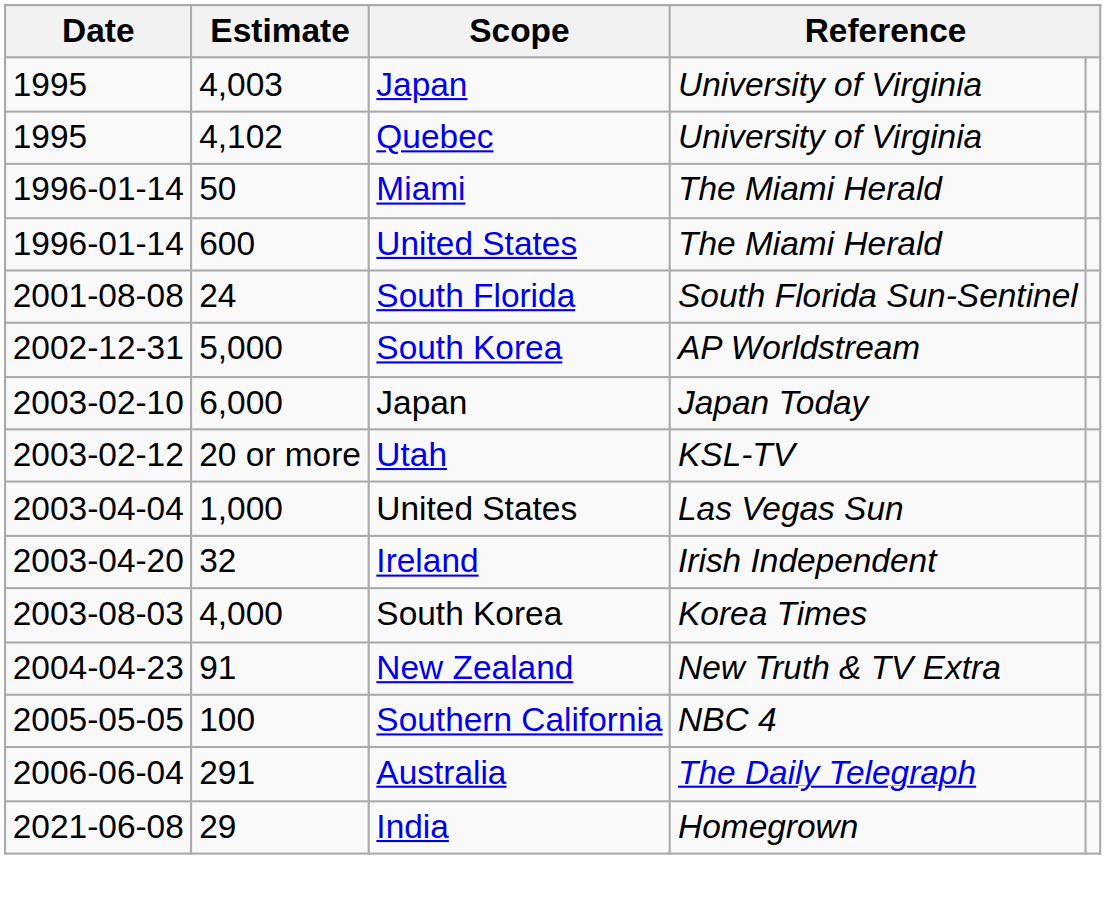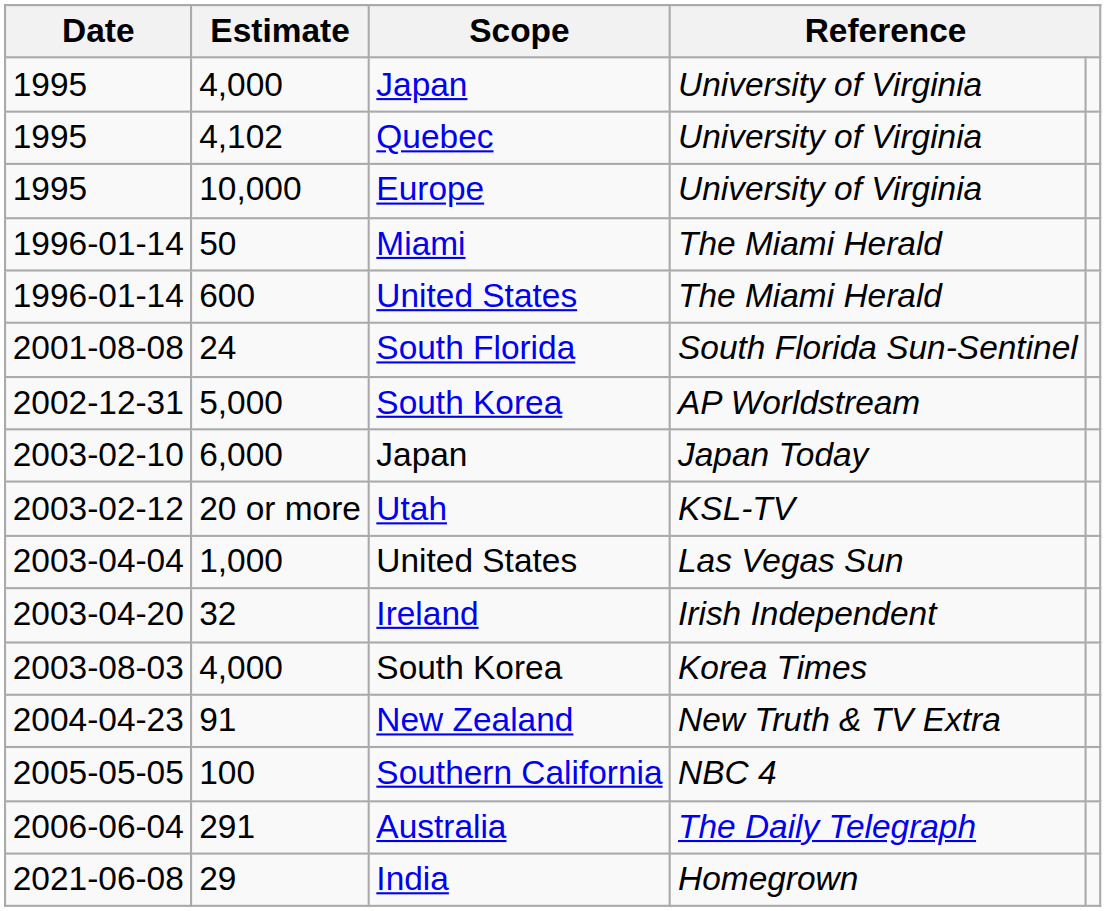(241, 84) 4,003 -> (241, 84) 4,000
+ row: (50, 190)
